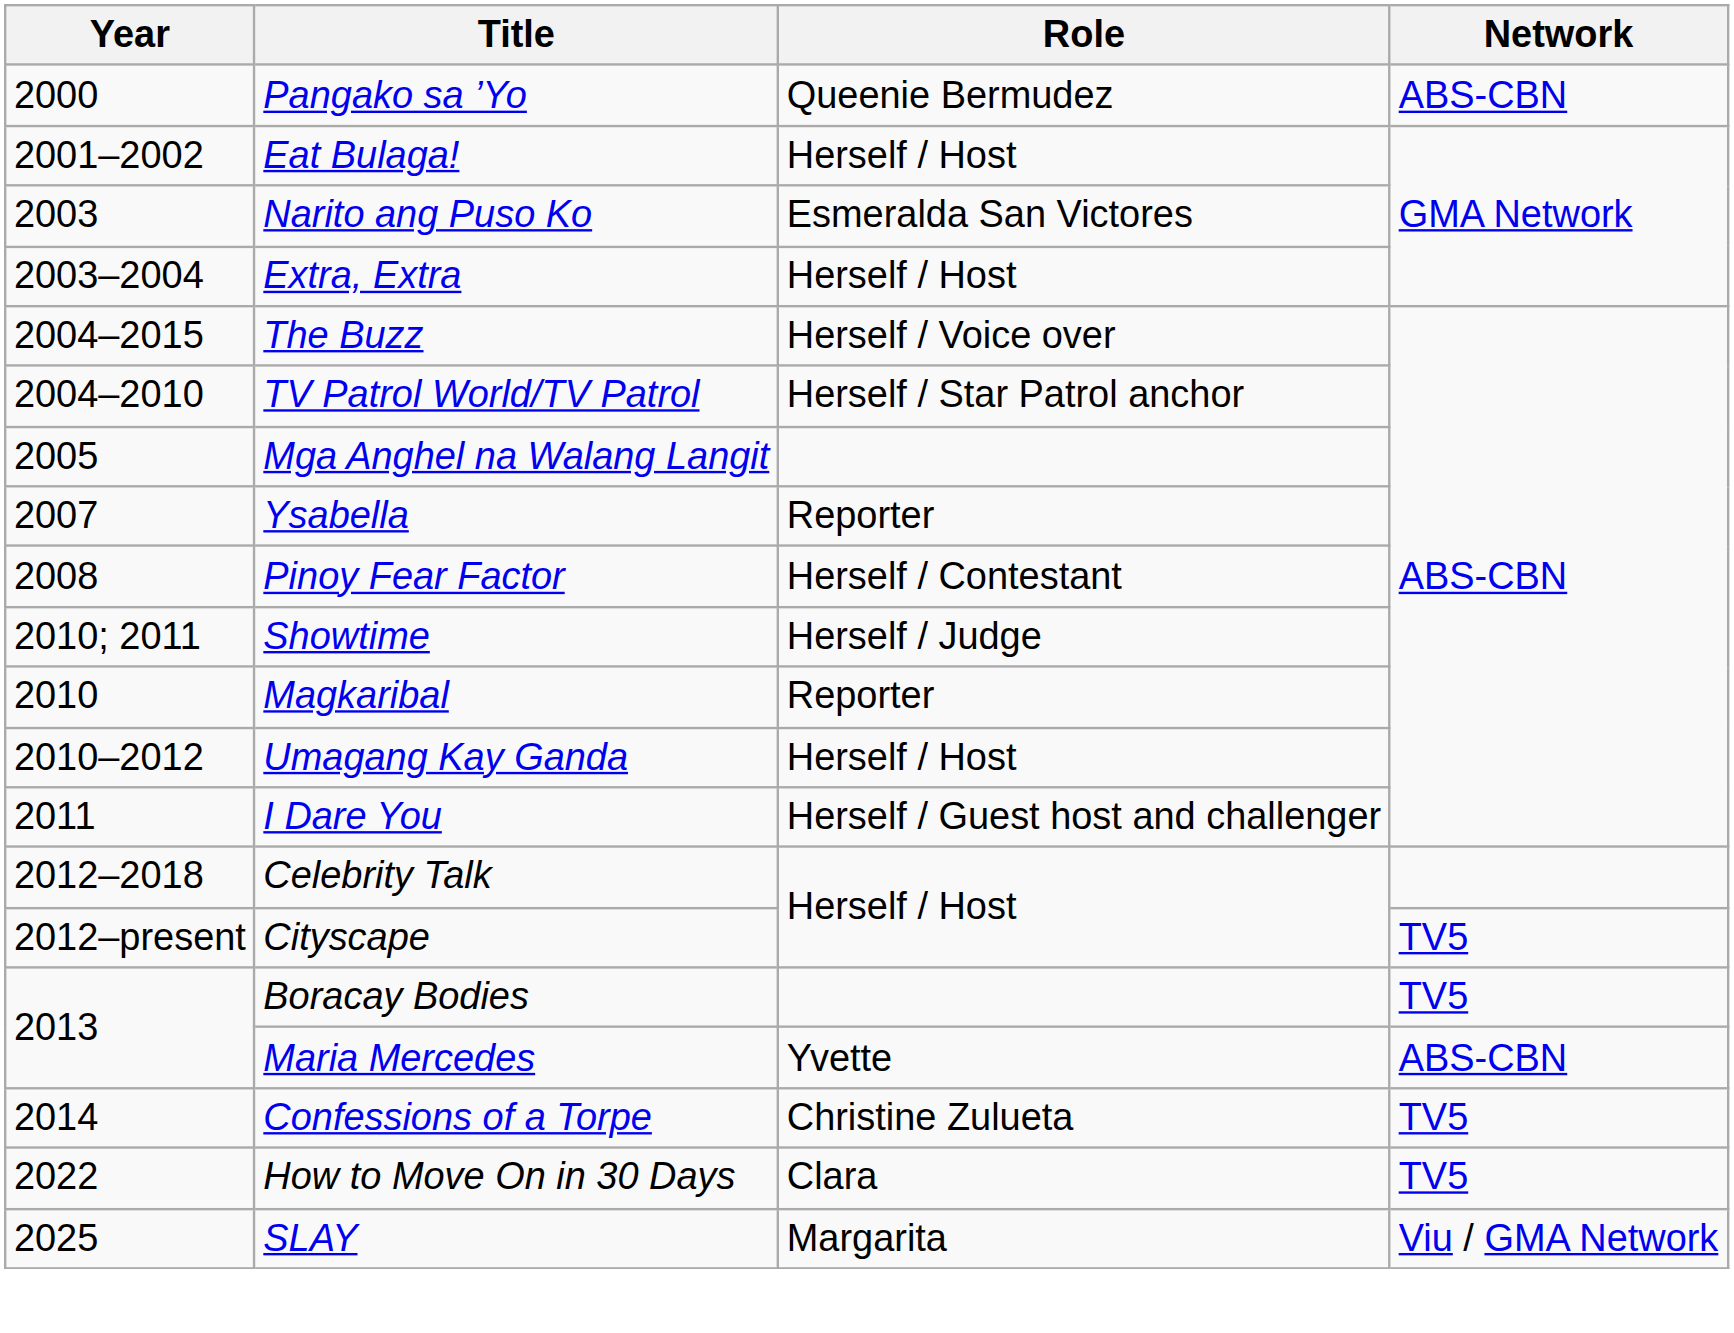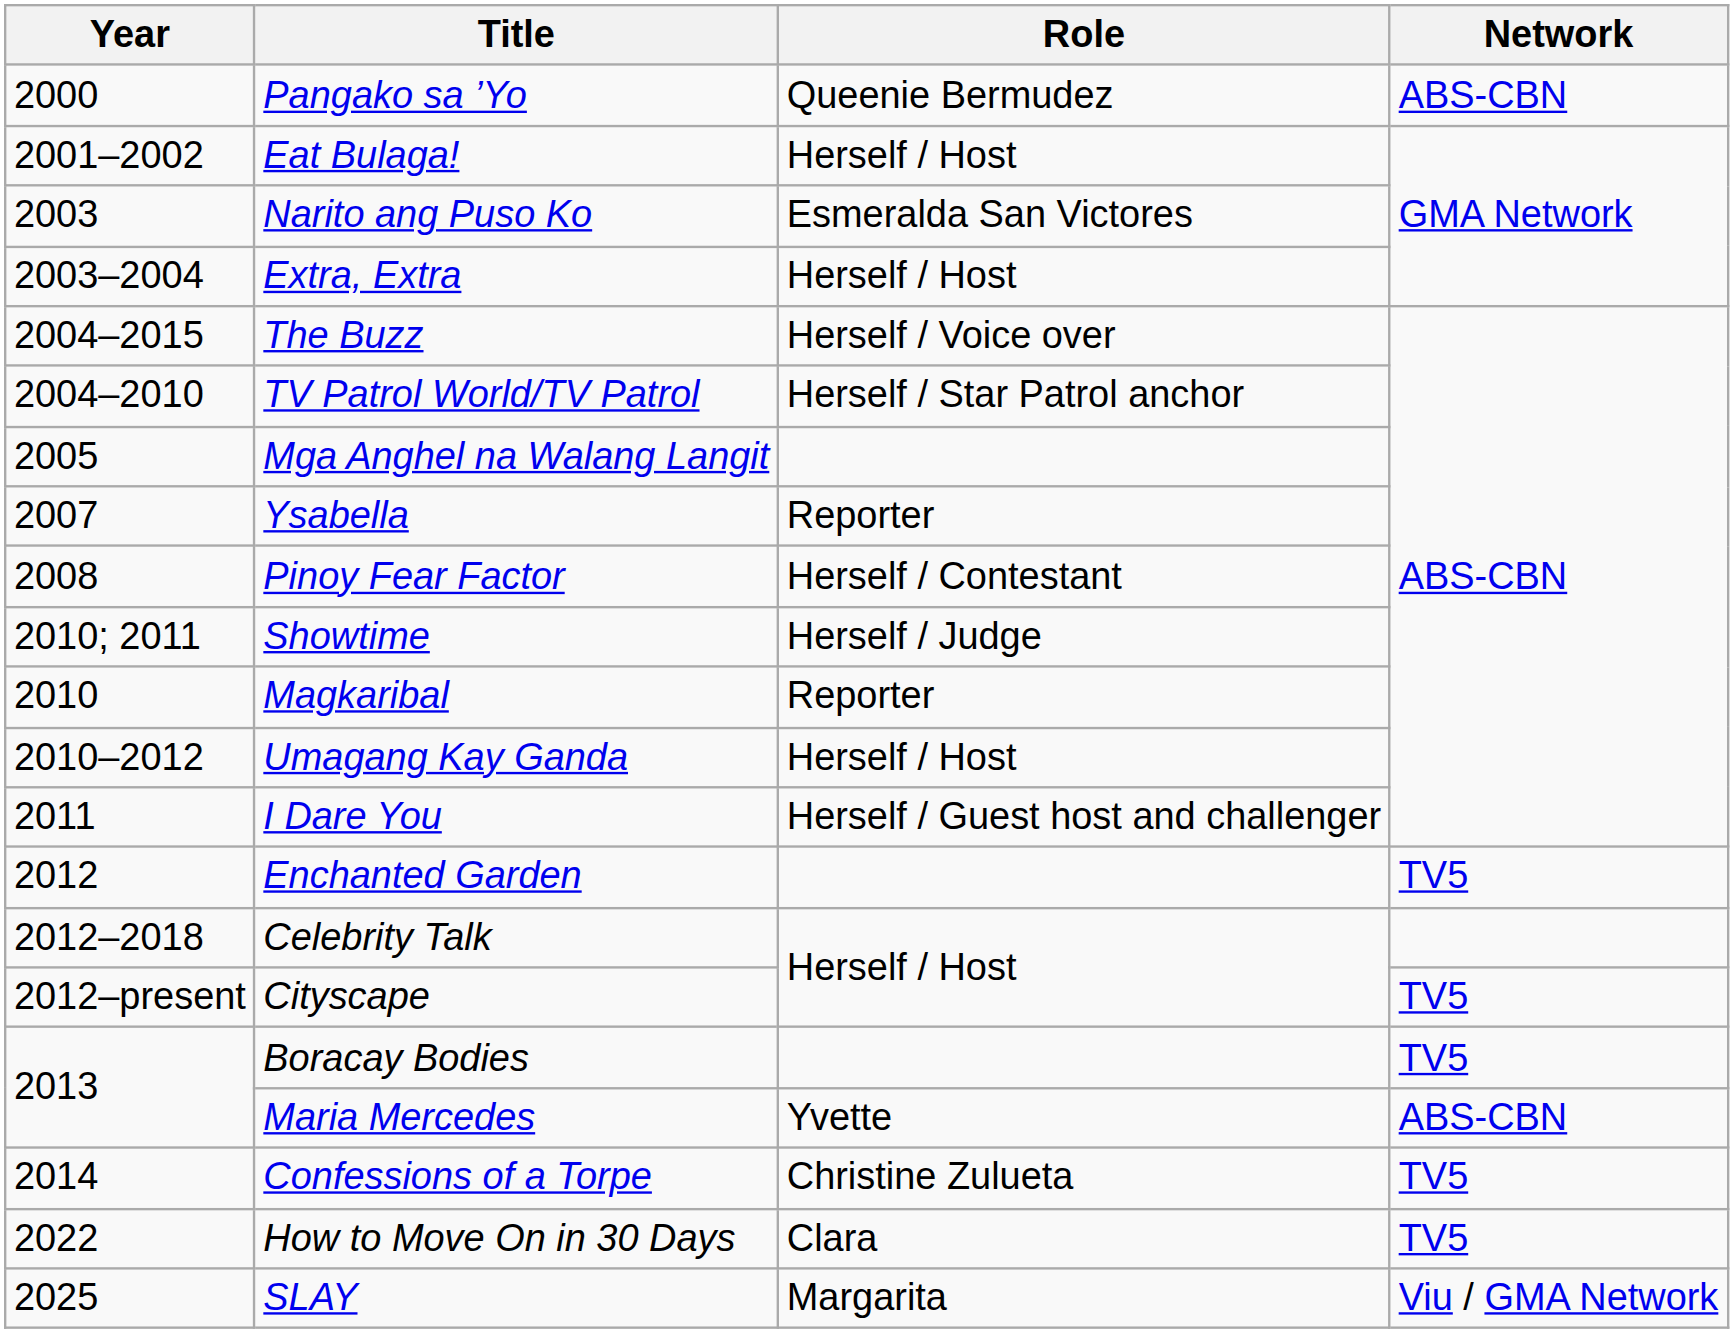+ row: (423, 876)
